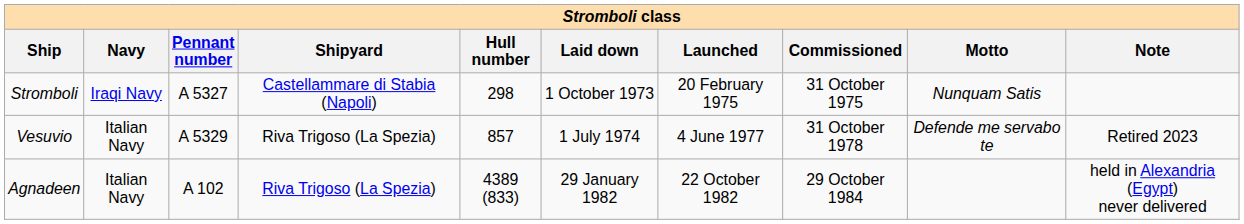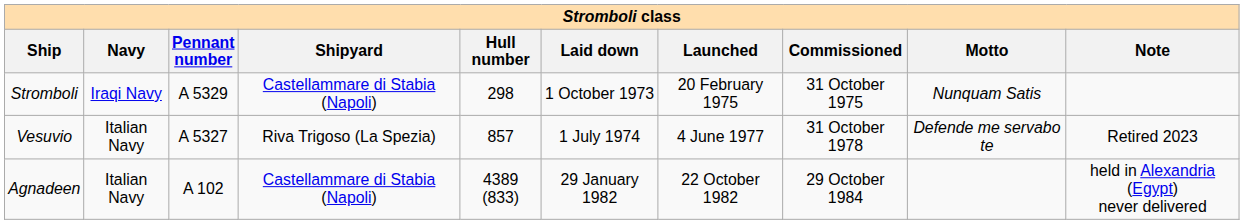(203, 94) A 5327 -> (203, 94) A 5329
(203, 136) A 5329 -> (203, 136) A 5327
(349, 188) Riva Trigoso (La Spezia) -> (349, 188) Castellammare di Stabia (Napoli)
